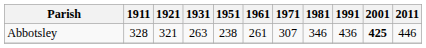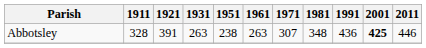(168, 33) 321 -> (168, 33) 391
(258, 33) 261 -> (258, 33) 263
(318, 33) 346 -> (318, 33) 348
